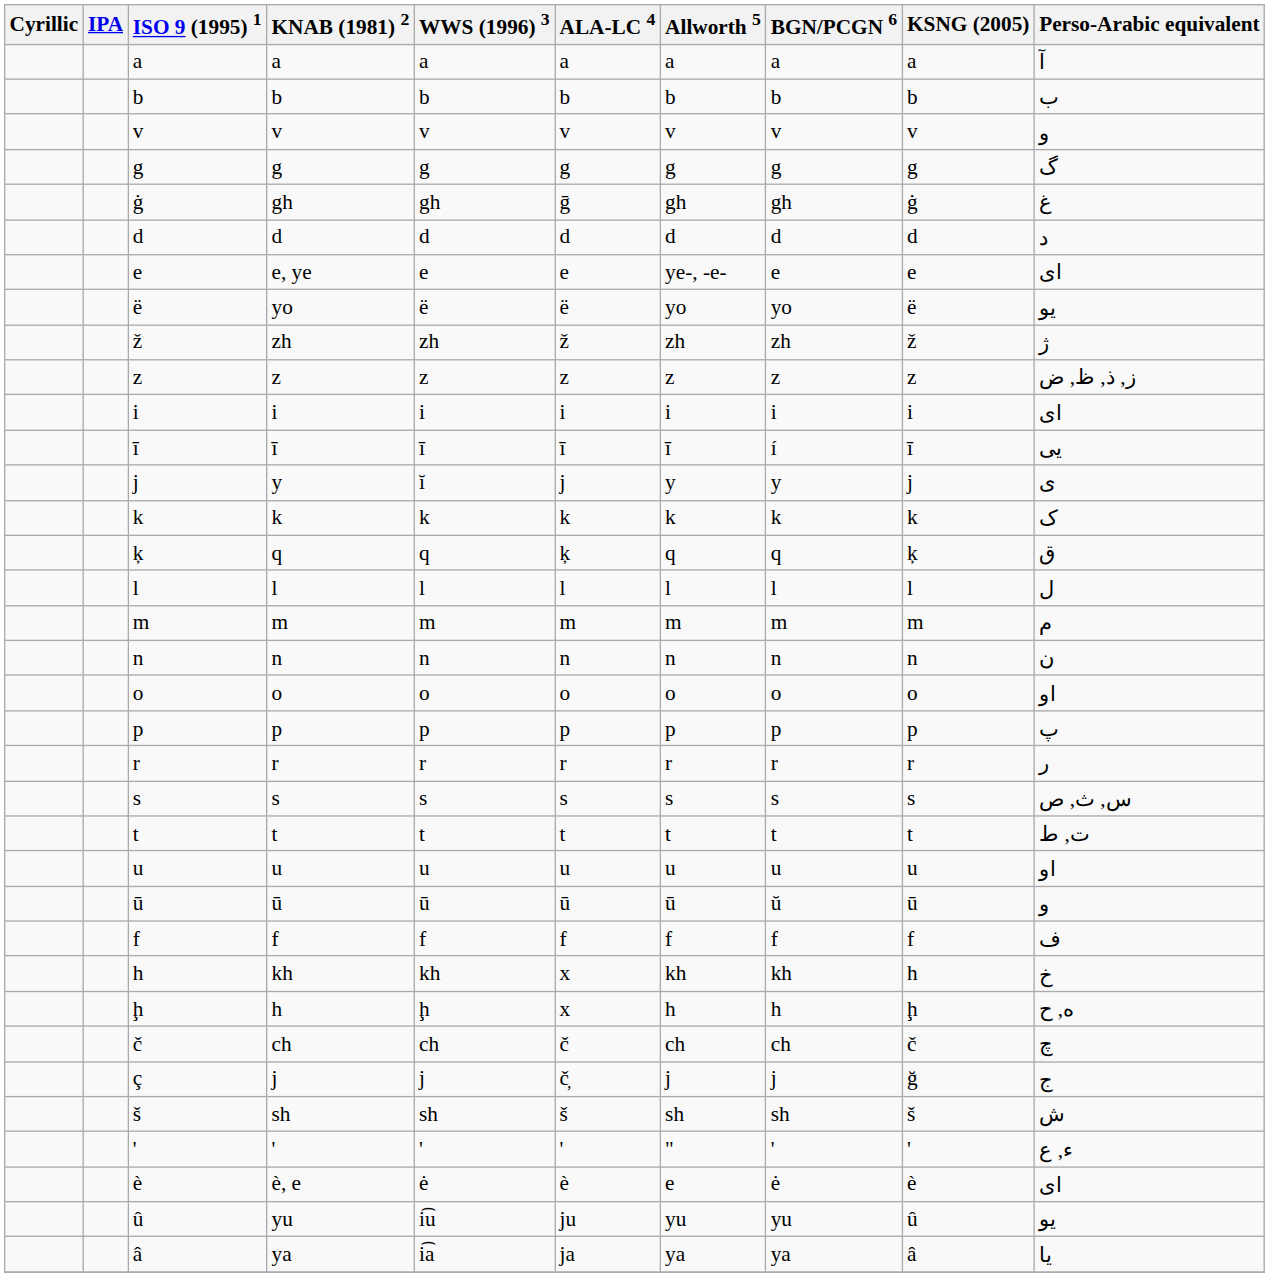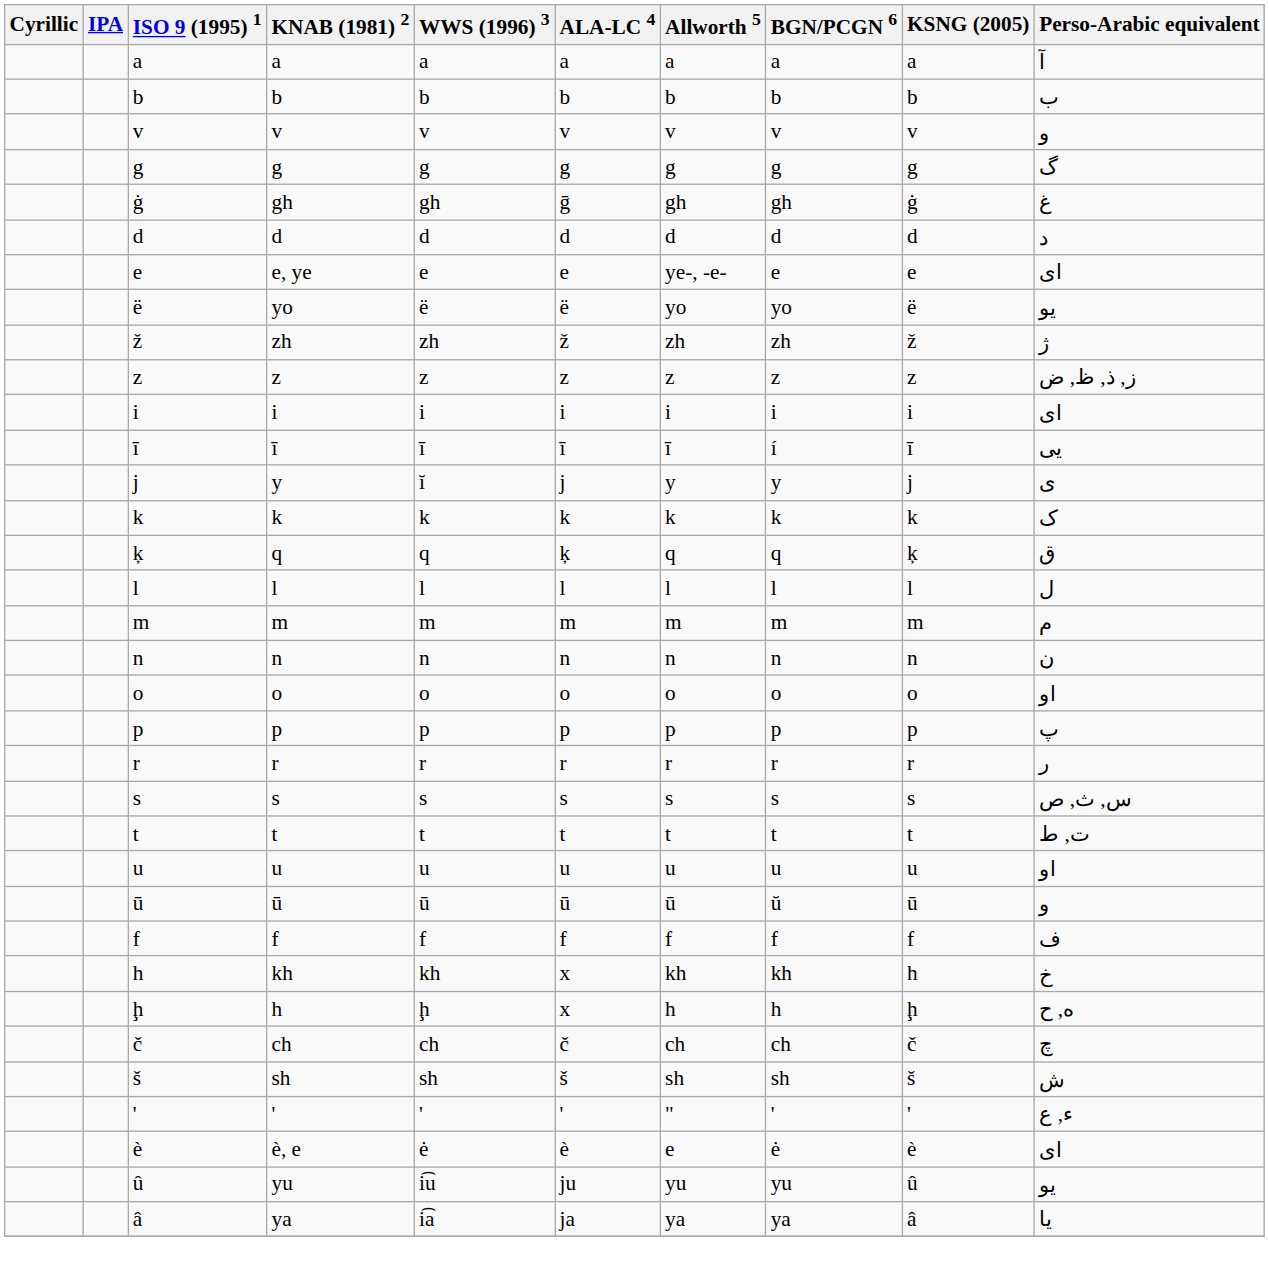- row: (138, 1078)
